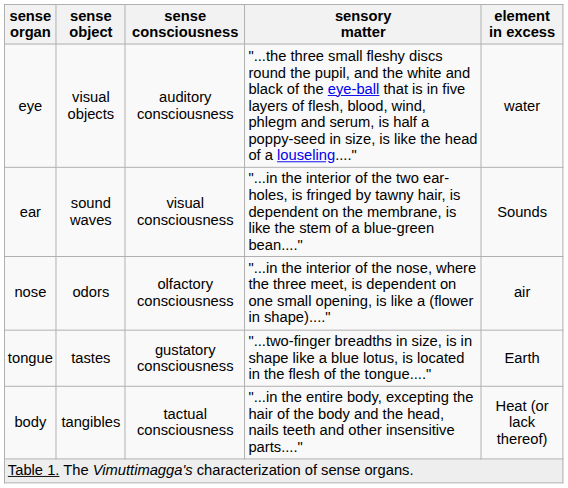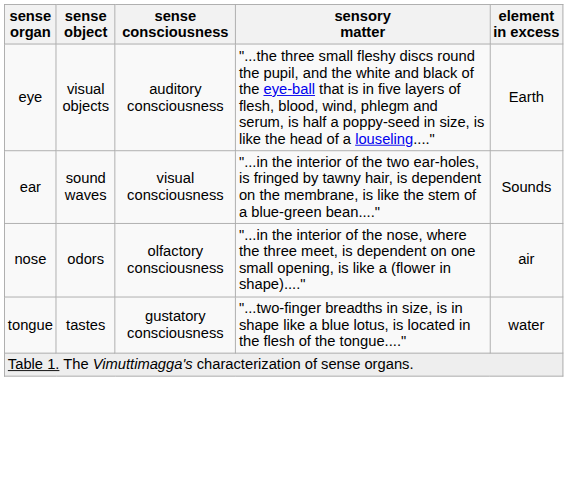(522, 105) water -> (526, 97) Earth
(522, 357) Earth -> (526, 324) water
- row: (30, 422)
